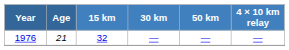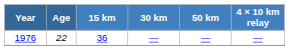(61, 38) 21 -> (61, 38) 22
(102, 38) 32 -> (102, 38) 36
